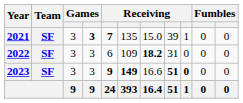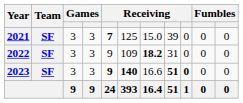(92, 36) bold -> (92, 36) normal
(129, 36) 135 -> (129, 36) 125
(186, 36) 1 -> (186, 36) 0
(110, 54) 6 -> (110, 54) 9
(129, 71) 149 -> (129, 71) 140
